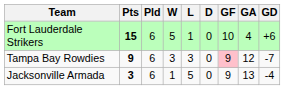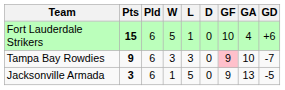(248, 59) 12 -> (248, 59) 10
(269, 76) -4 -> (269, 76) -5
